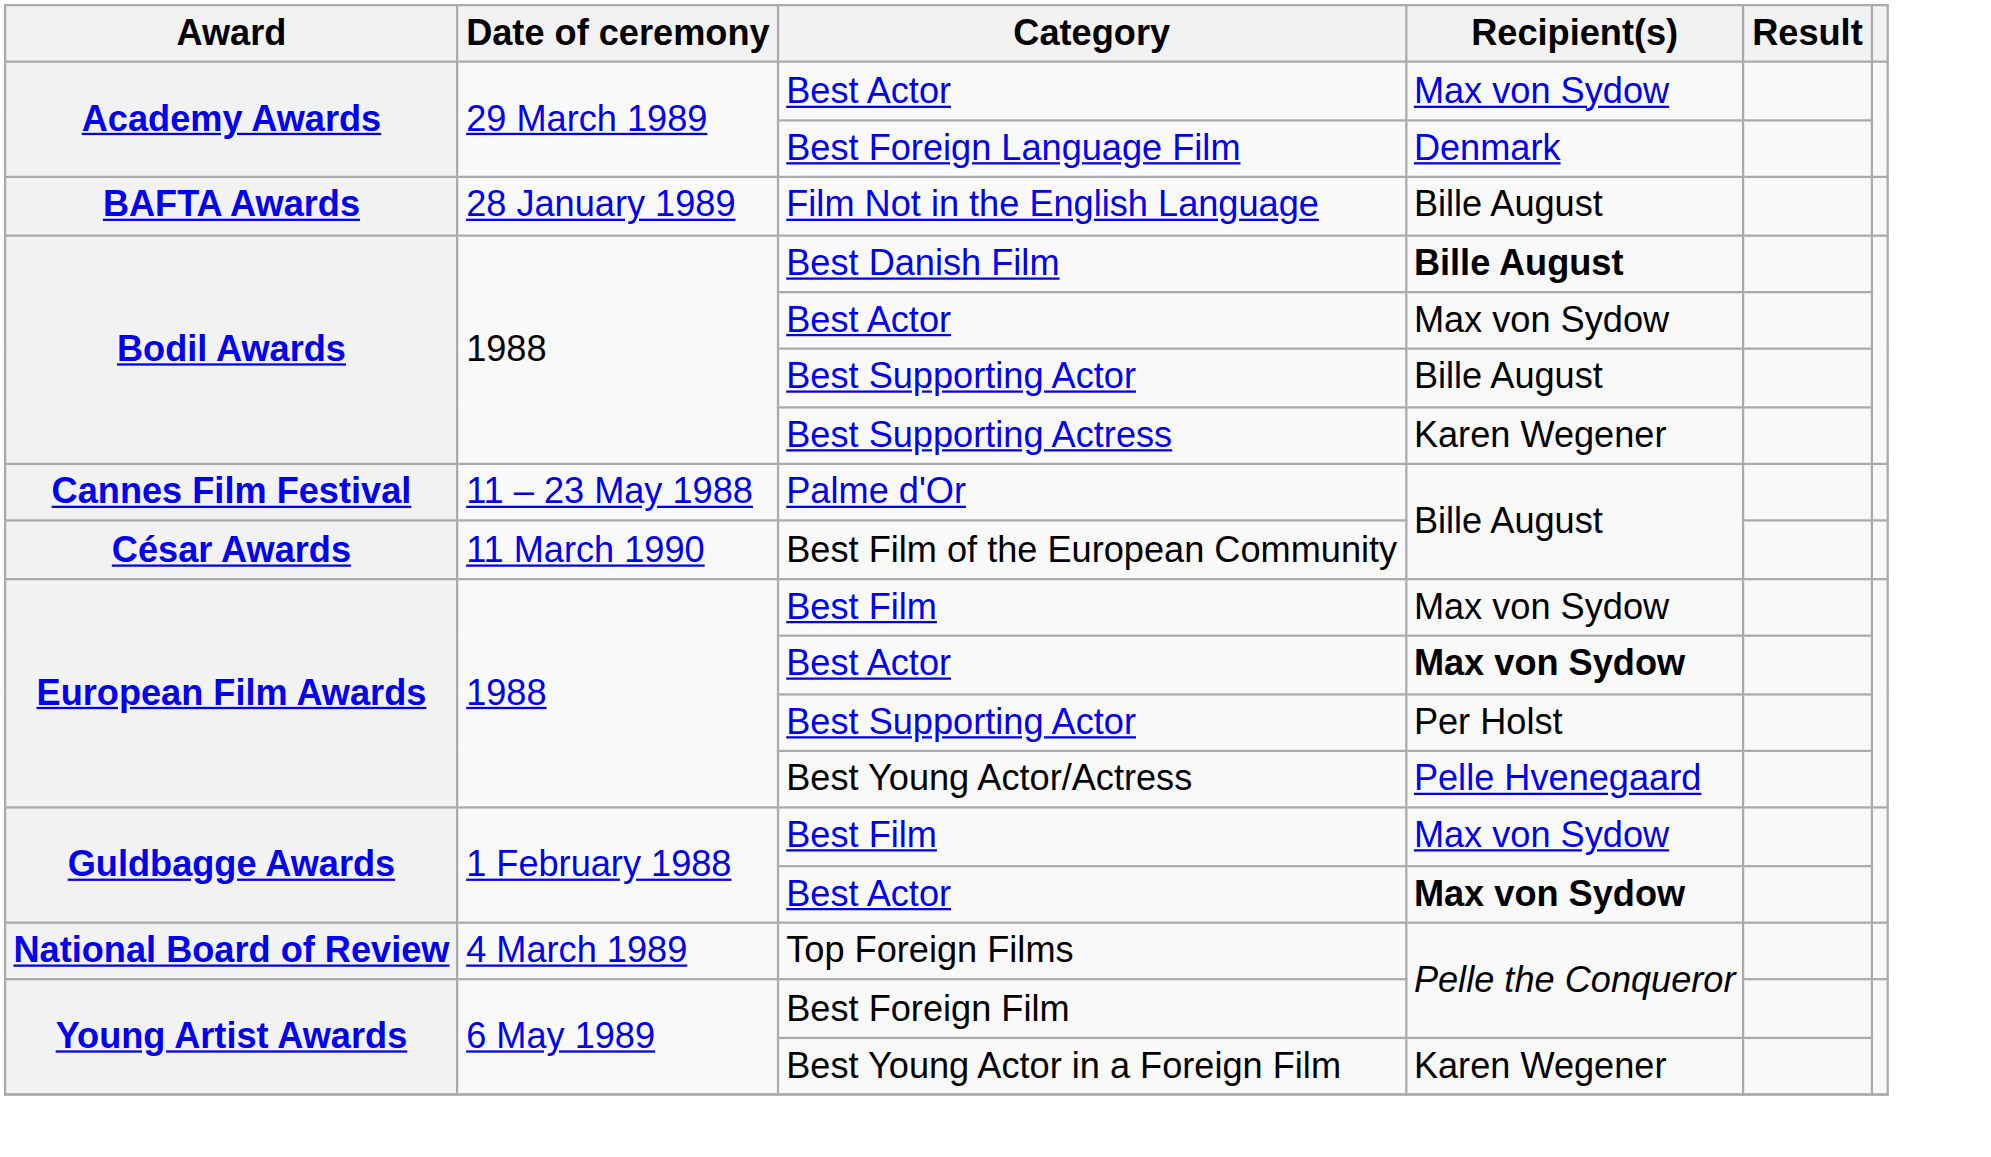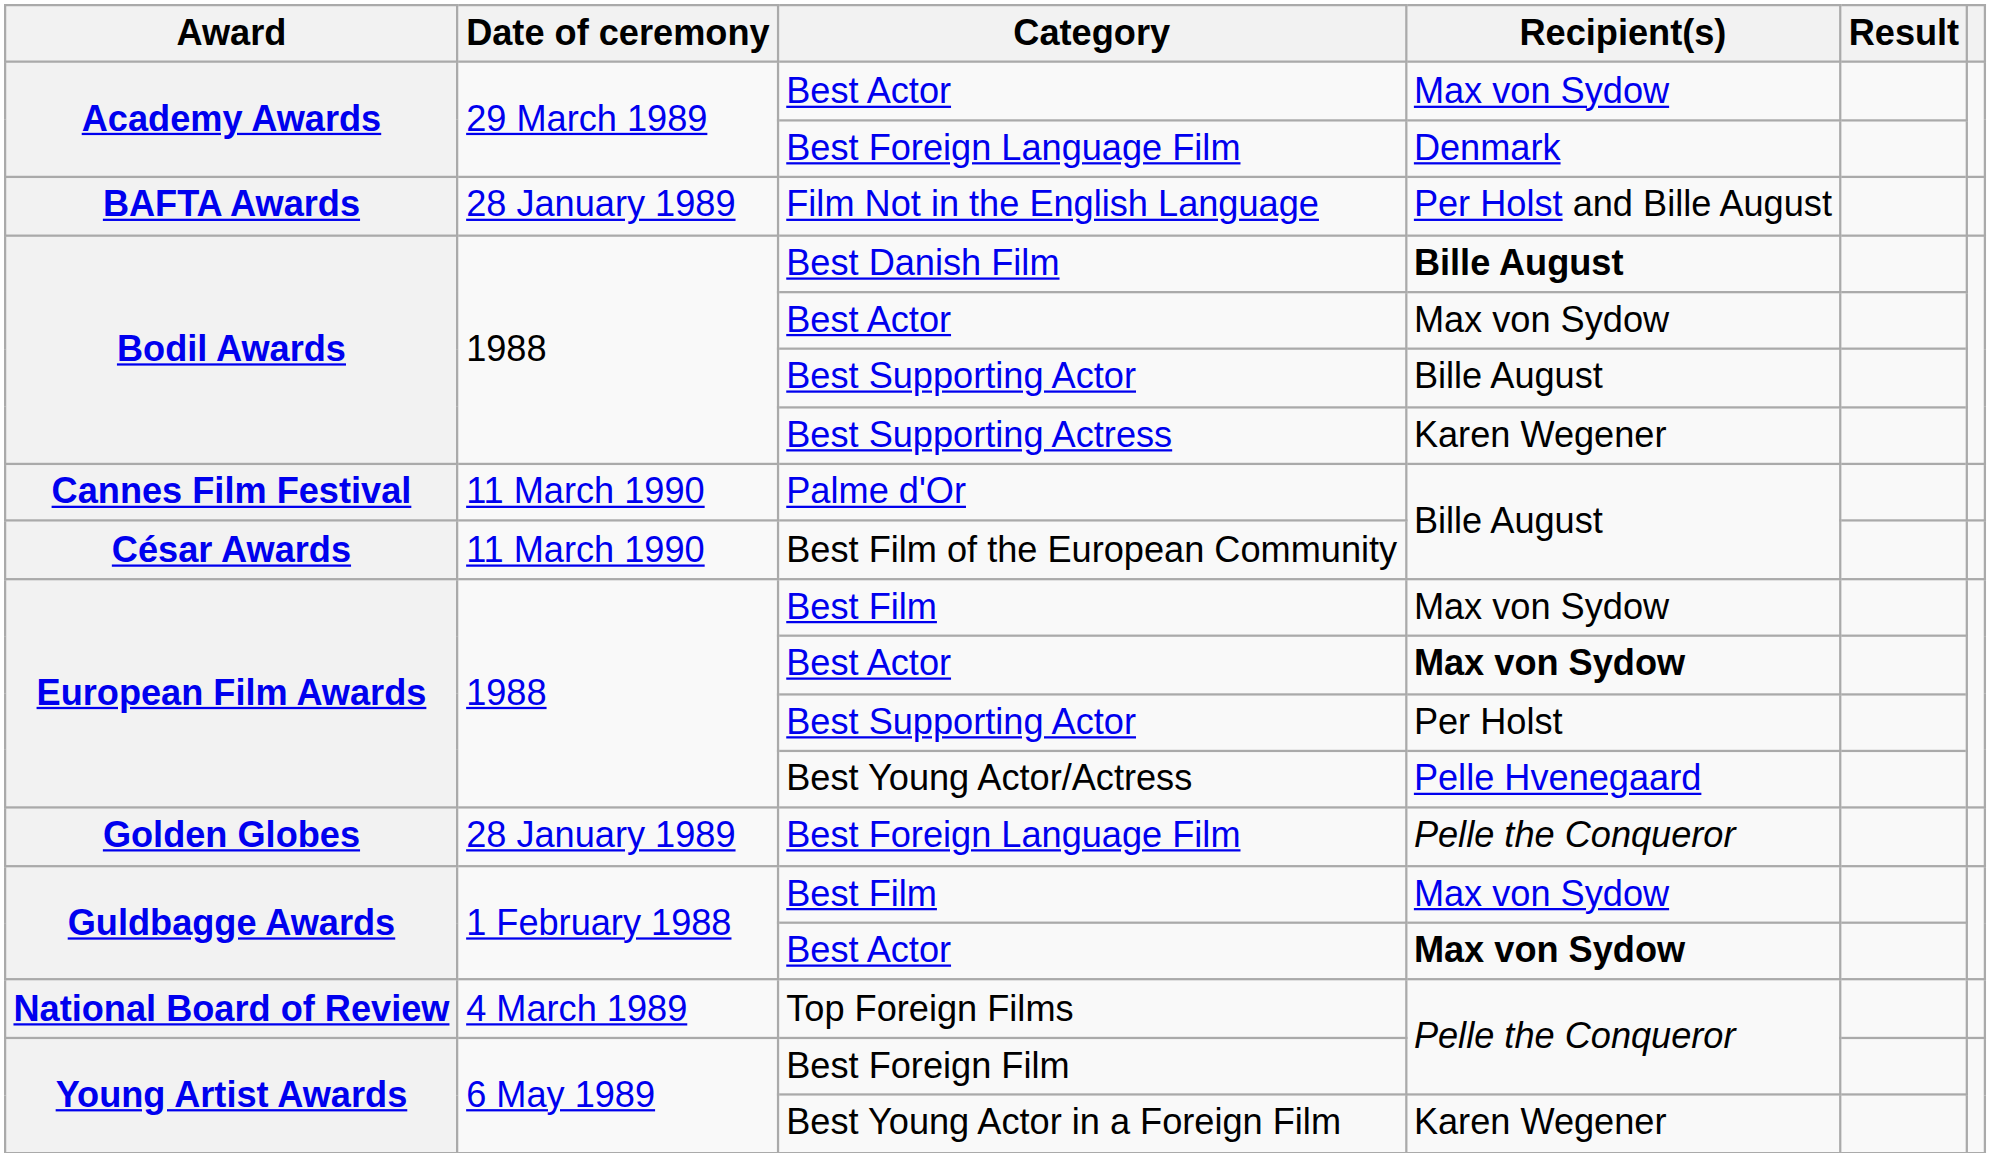(1508, 205) Bille August -> (1623, 205) Per Holst and Bille August
(610, 491) 11 – 23 May 1988 -> (585, 491) 11 March 1990
+ row: (231, 836)
